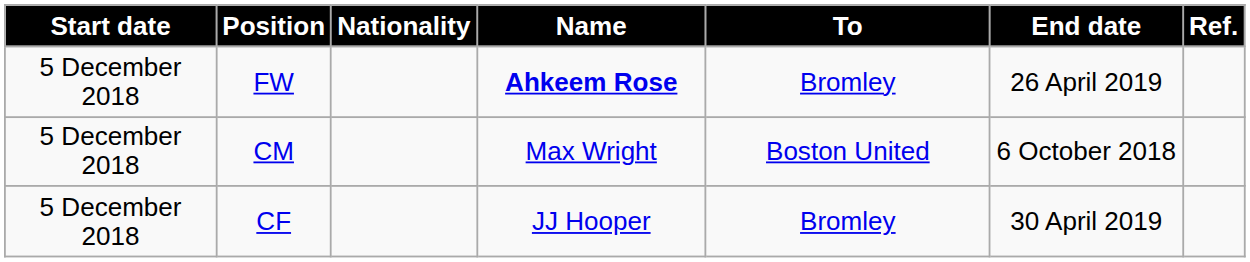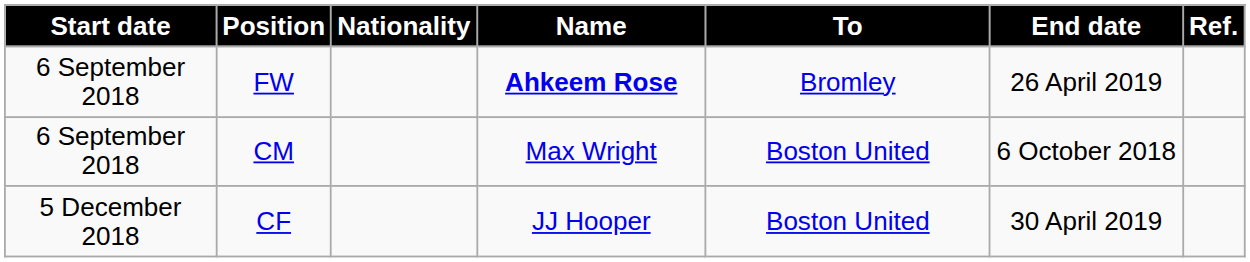(111, 82) 5 December 2018 -> (111, 82) 6 September 2018
(111, 152) 5 December 2018 -> (111, 152) 6 September 2018
(848, 222) Bromley -> (848, 222) Boston United
